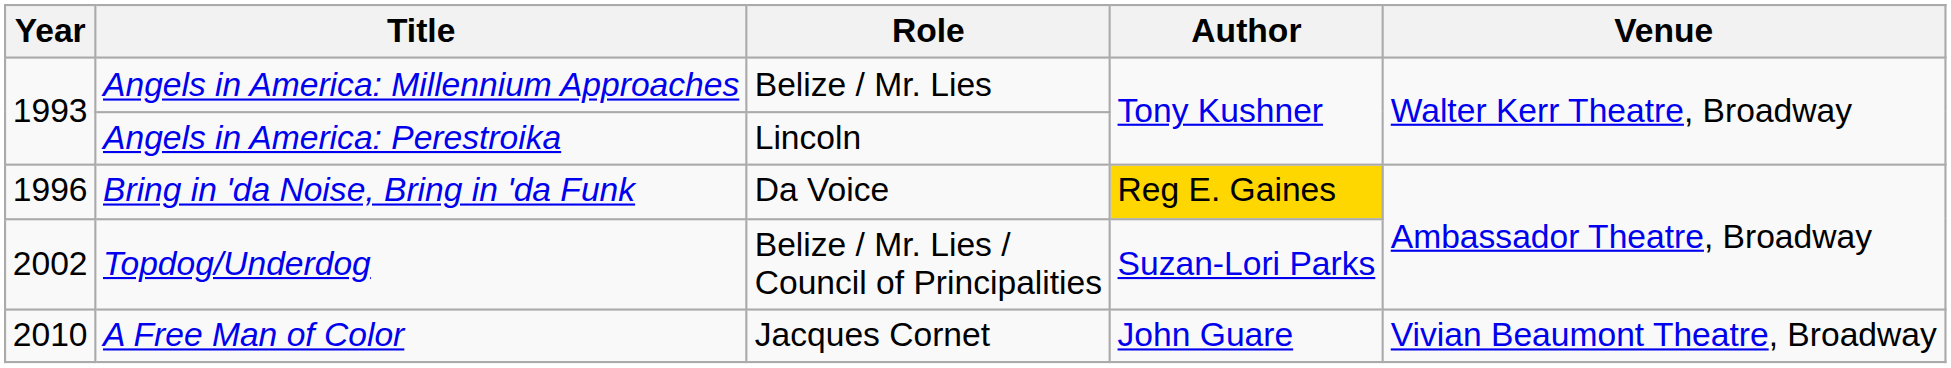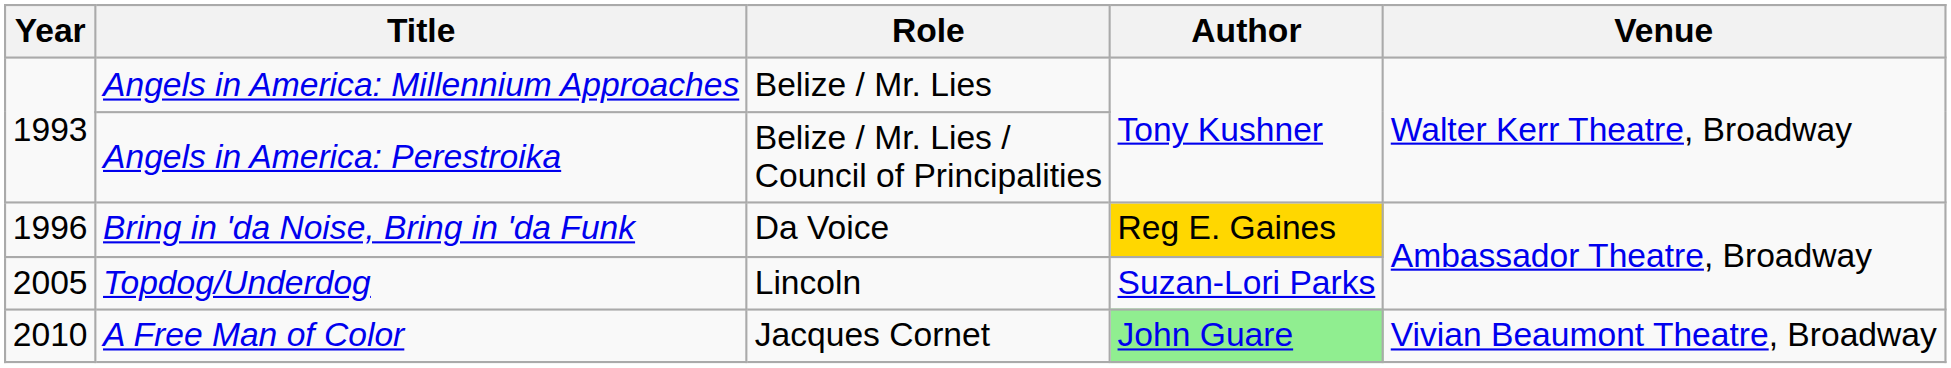(808, 137) Lincoln -> (928, 156) Belize / Mr. Lies / Council of Principalities
(50, 263) 2002 -> (50, 282) 2005
(928, 263) Belize / Mr. Lies / Council of Principalities -> (808, 282) Lincoln
(1205, 335) no background -> (1205, 335) lightgreen background
